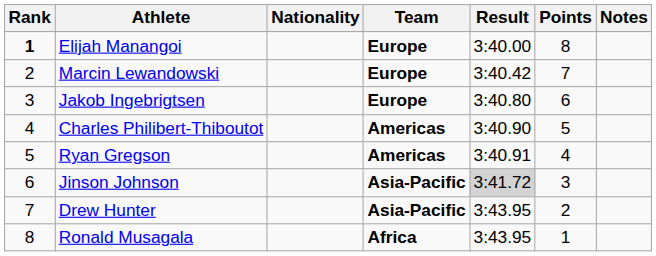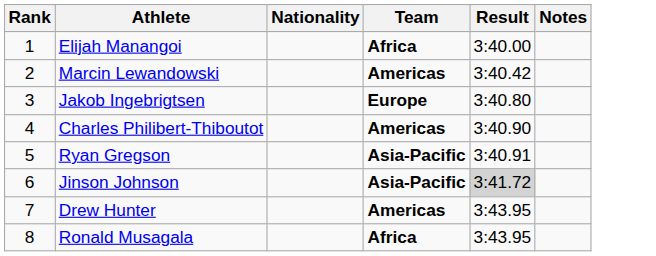- column: (566, 18)
(30, 45) bold -> (30, 45) normal
(397, 45) Europe -> (392, 45) Africa
(397, 73) Europe -> (406, 73) Americas
(406, 155) Americas -> (417, 155) Asia-Pacific
(417, 210) Asia-Pacific -> (406, 210) Americas
